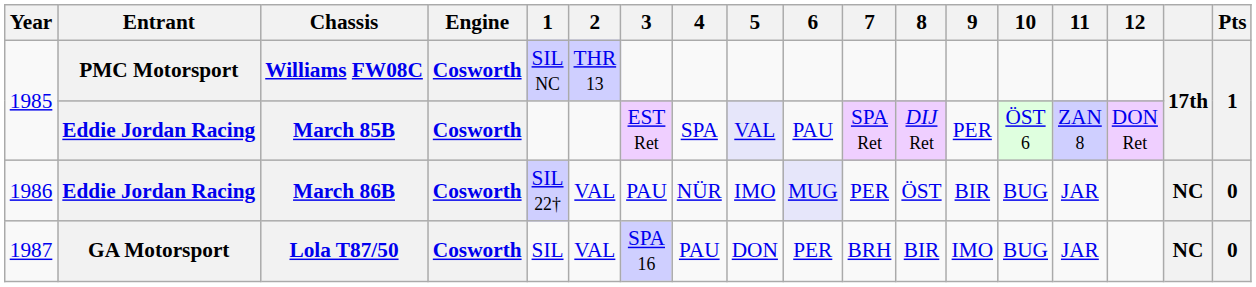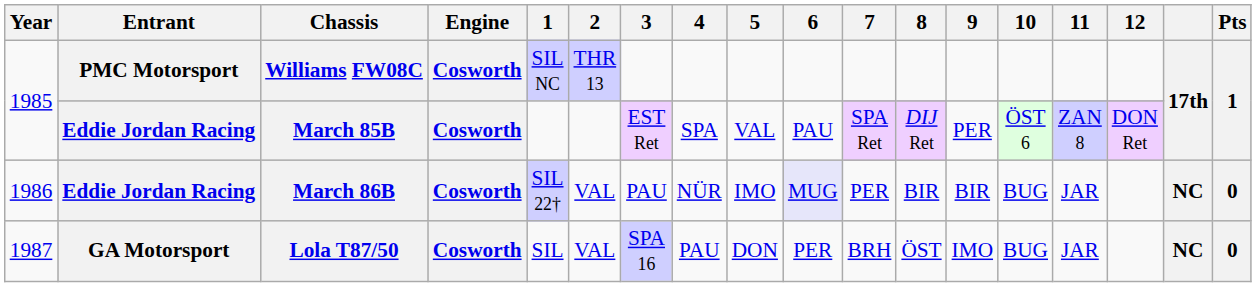(755, 130) lavender background -> (755, 130) no background
(922, 190) ÖST -> (922, 190) BIR
(922, 251) BIR -> (922, 251) ÖST
